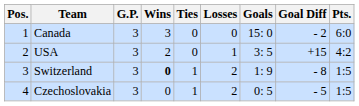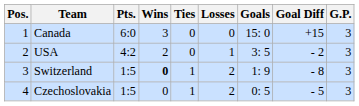columns swapped: (128, 14) <-> (342, 14)
(320, 33) - 2 -> (314, 33) +15
(317, 52) +15 -> (317, 52) - 2
